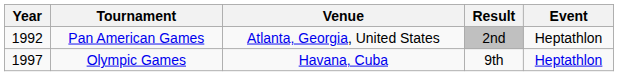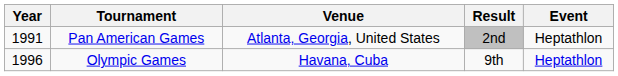(27, 38) 1992 -> (27, 38) 1991
(27, 60) 1997 -> (27, 60) 1996
